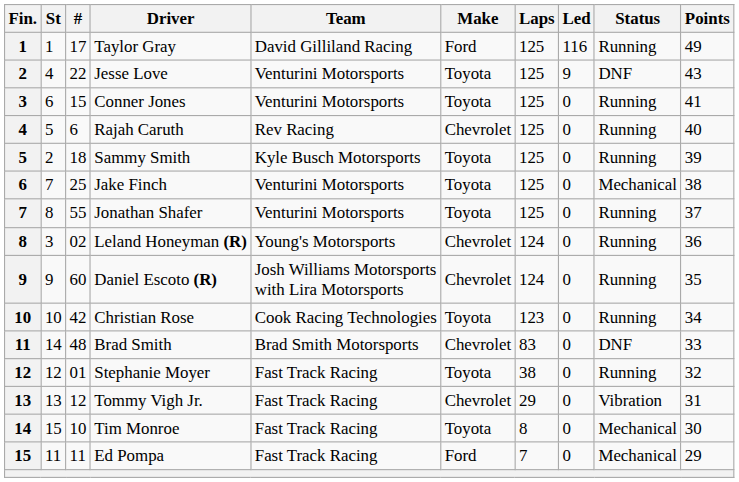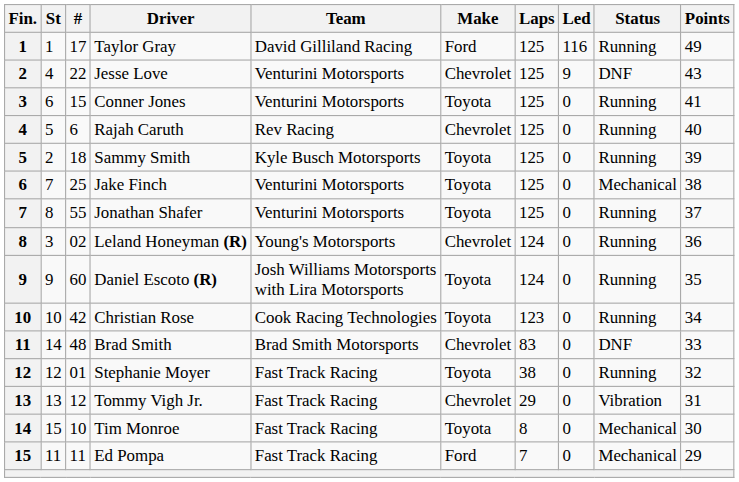(468, 74) Toyota -> (478, 74) Chevrolet
(478, 278) Chevrolet -> (468, 278) Toyota
